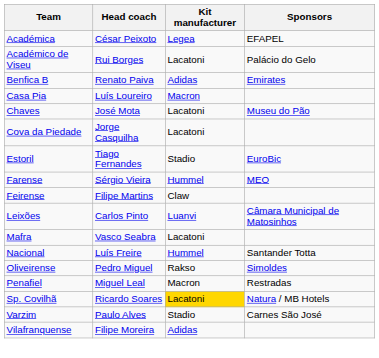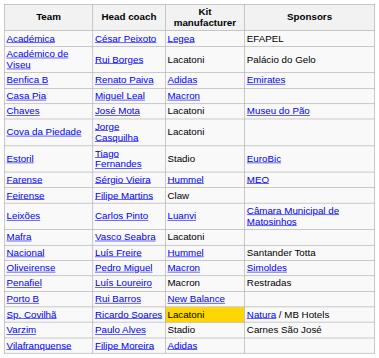(123, 96) Luís Loureiro -> (120, 96) Miguel Leal
(181, 268) Rakso -> (184, 268) Macron
(120, 283) Miguel Leal -> (123, 283) Luís Loureiro
+ row: (23, 299)
